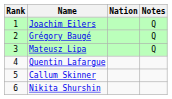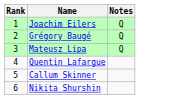- column: (124, 11)
